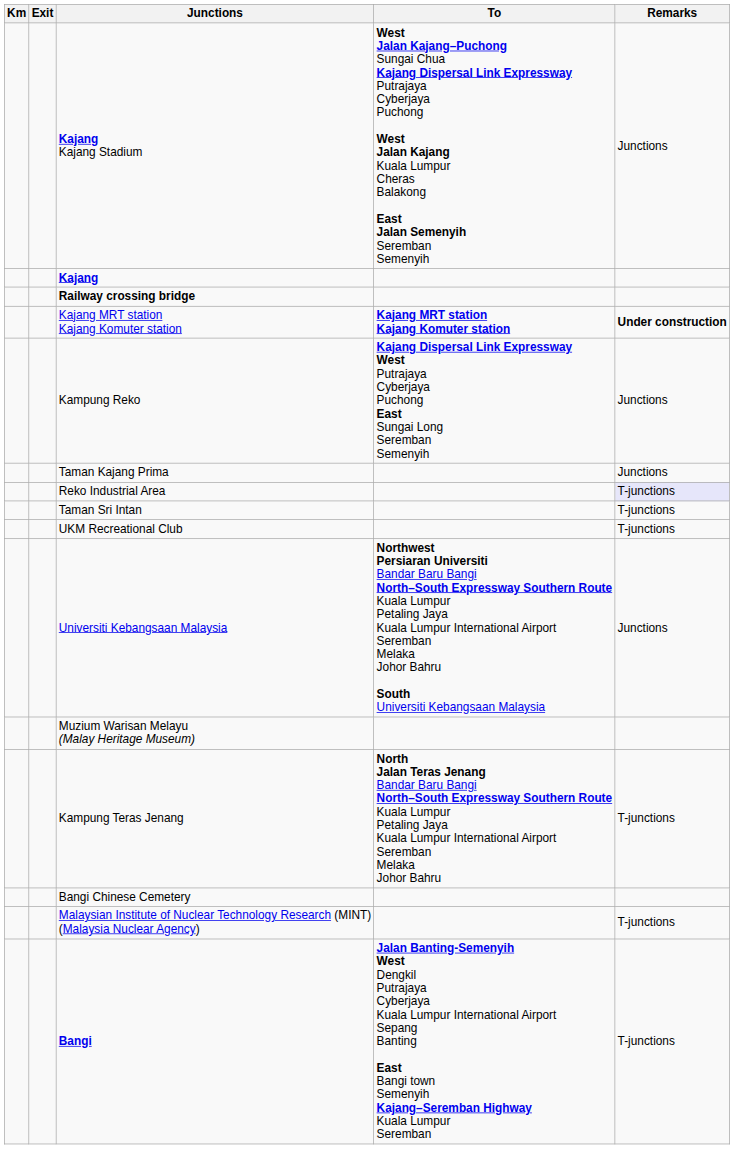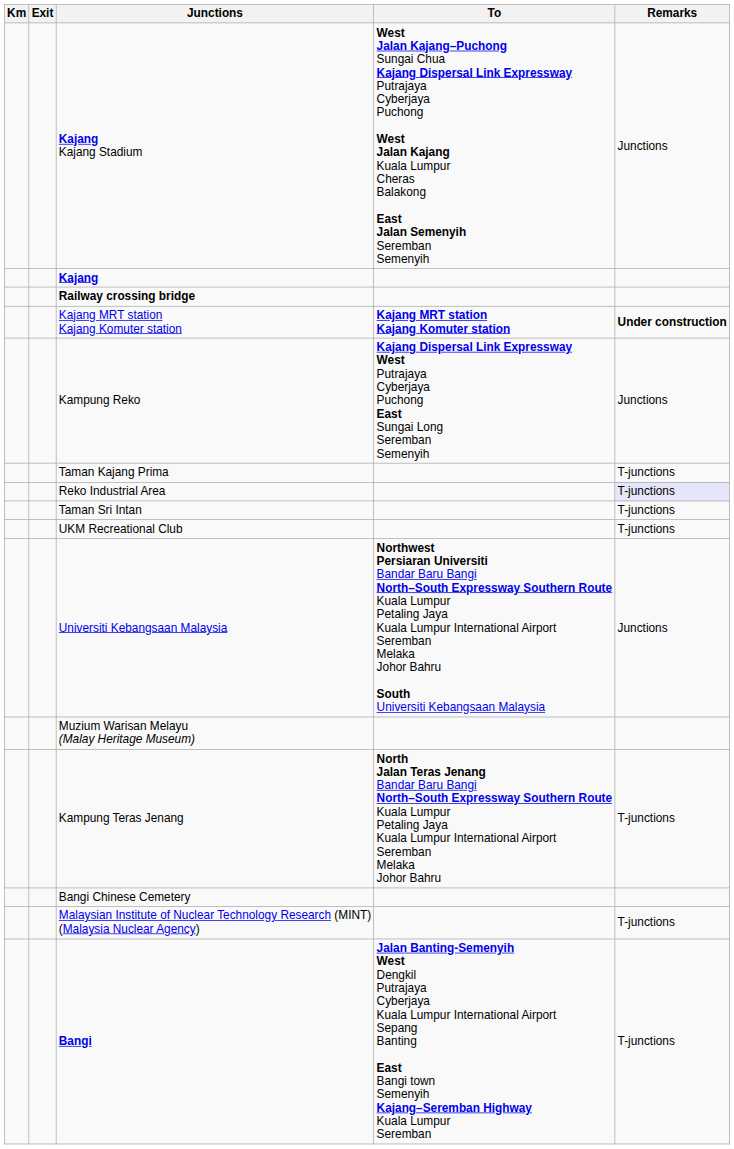(643, 472) Junctions -> (646, 472) T-junctions
